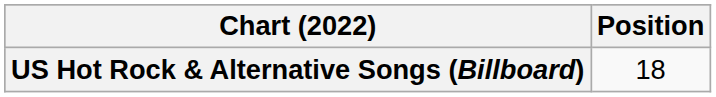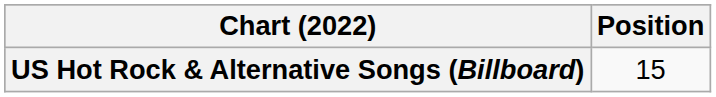(651, 69) 18 -> (651, 69) 15
